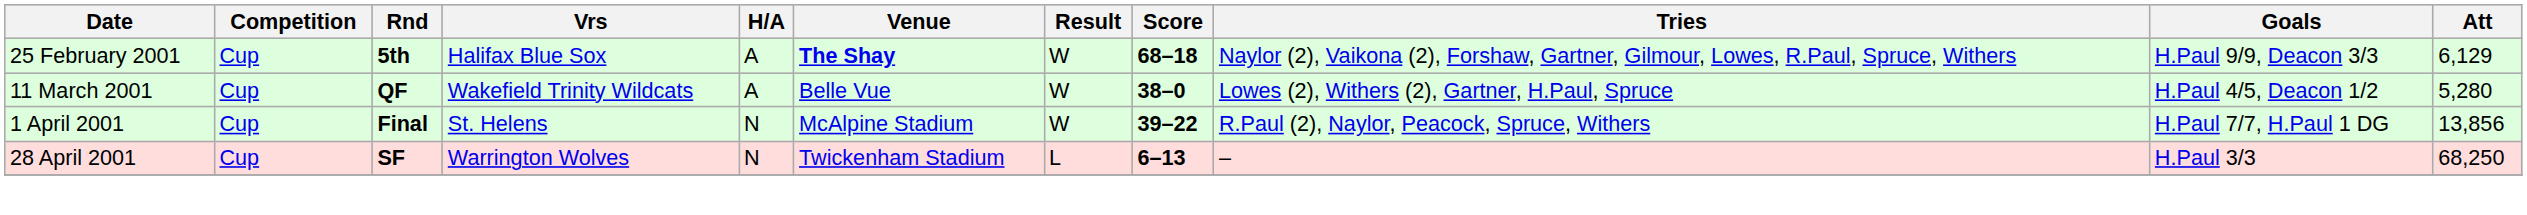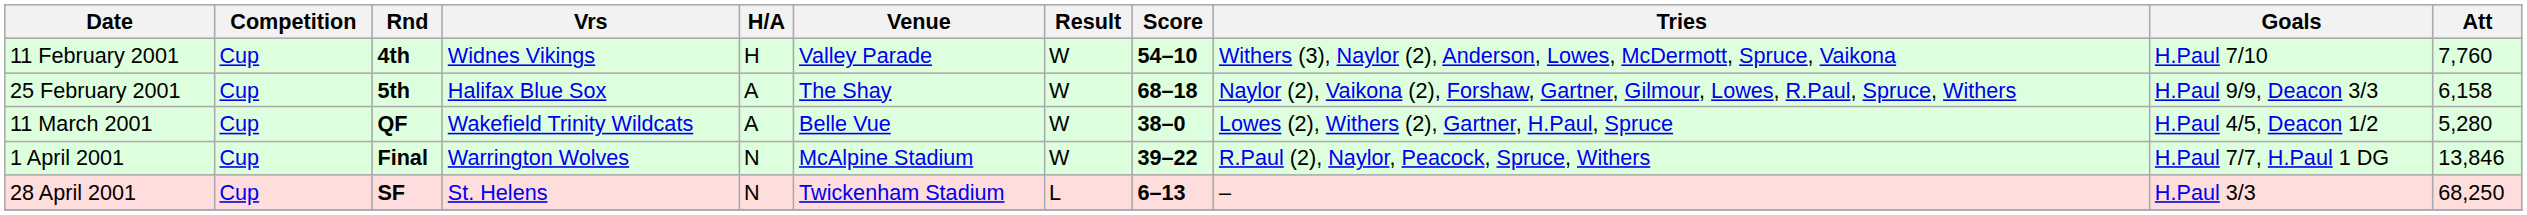+ row: (94, 56)
(847, 56) bold -> (845, 90) normal
(2465, 56) 6,129 -> (2465, 90) 6,158
(498, 124) St. Helens -> (538, 158) Warrington Wolves
(2471, 124) 13,856 -> (2471, 158) 13,846
(538, 158) Warrington Wolves -> (498, 192) St. Helens
